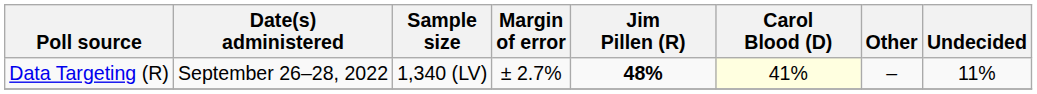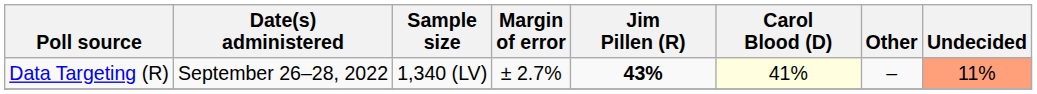(643, 73) 48% -> (643, 73) 43%
(977, 73) no background -> (977, 73) lightsalmon background
